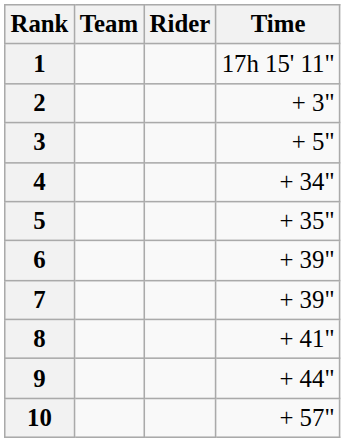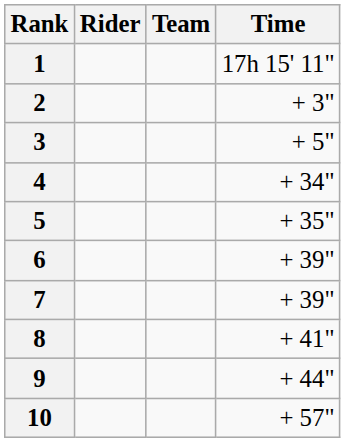columns swapped: (180, 24) <-> (109, 24)
